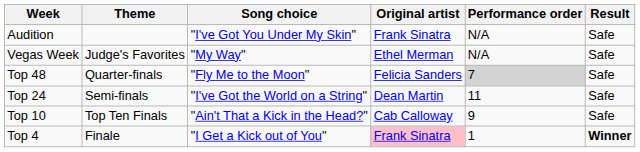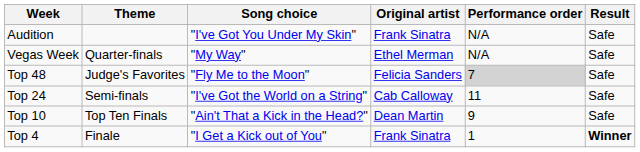(135, 55) Judge's Favorites -> (124, 55) Quarter-finals
(124, 75) Quarter-finals -> (135, 75) Judge's Favorites
(409, 95) Dean Martin -> (413, 95) Cab Calloway
(413, 116) Cab Calloway -> (409, 116) Dean Martin
(412, 136) pink background -> (412, 136) no background
